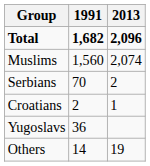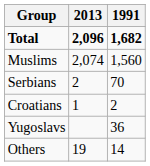columns swapped: (88, 15) <-> (126, 15)
